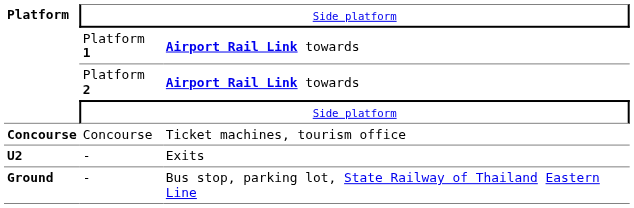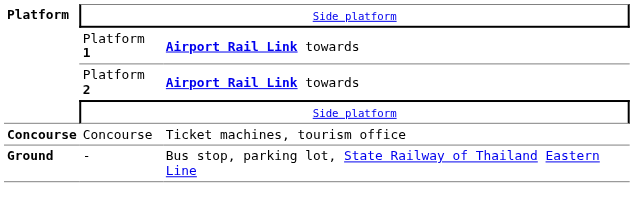- row: (87, 156)
